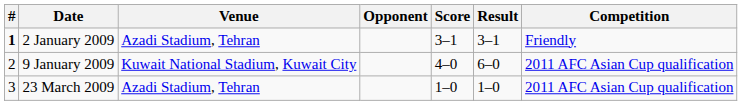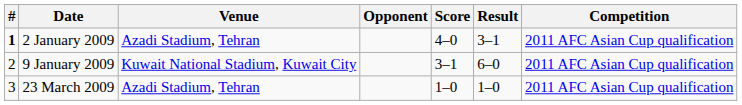(446, 40) 3–1 -> (446, 40) 4–0
(551, 40) Friendly -> (629, 40) 2011 AFC Asian Cup qualification
(446, 64) 4–0 -> (446, 64) 3–1
